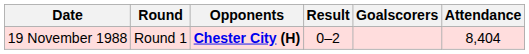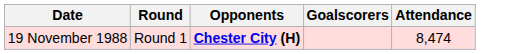- column: (328, 15)
(483, 37) 8,404 -> (434, 37) 8,474
